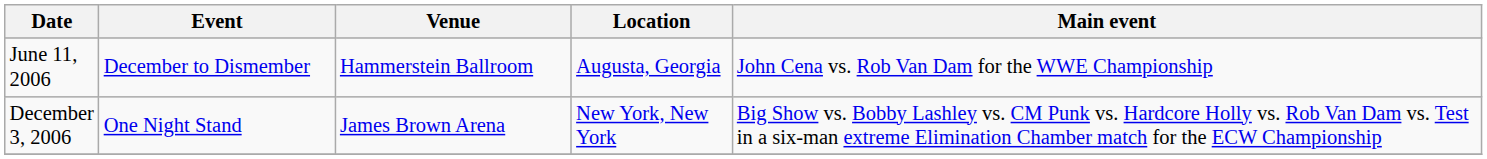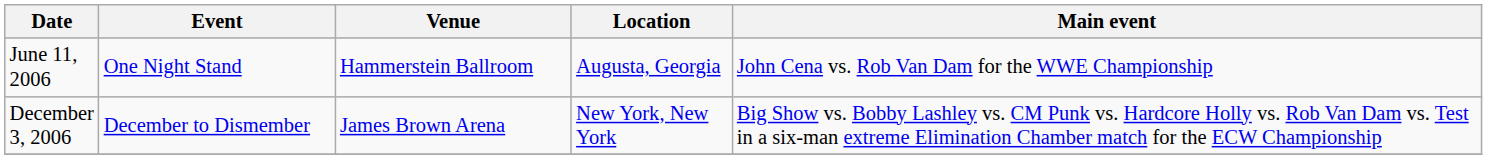(207, 66) December to Dismember -> (173, 66) One Night Stand
(173, 125) One Night Stand -> (207, 125) December to Dismember
